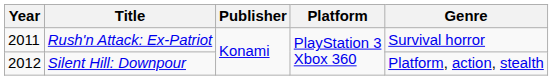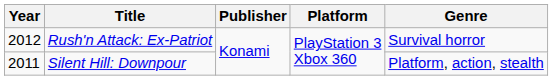(24, 39) 2011 -> (24, 39) 2012
(24, 63) 2012 -> (24, 63) 2011
